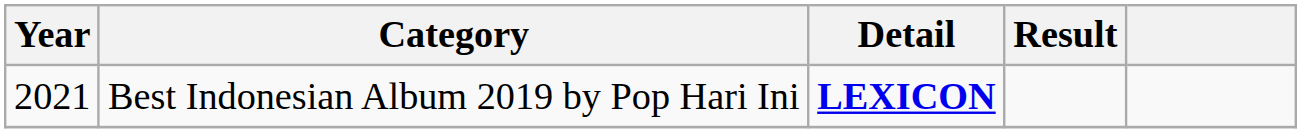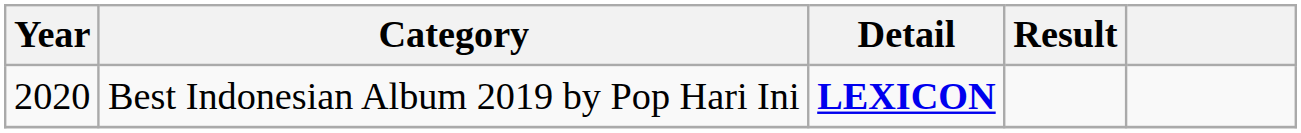(52, 95) 2021 -> (52, 95) 2020
